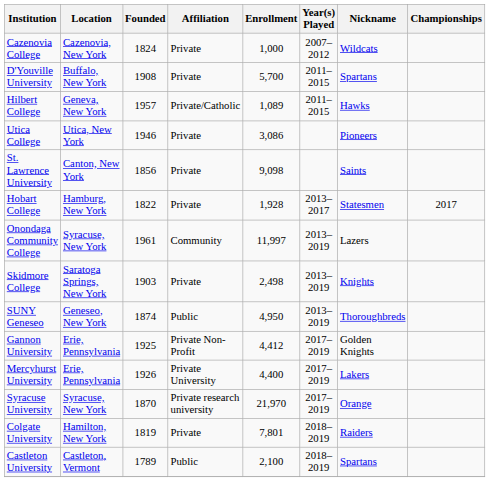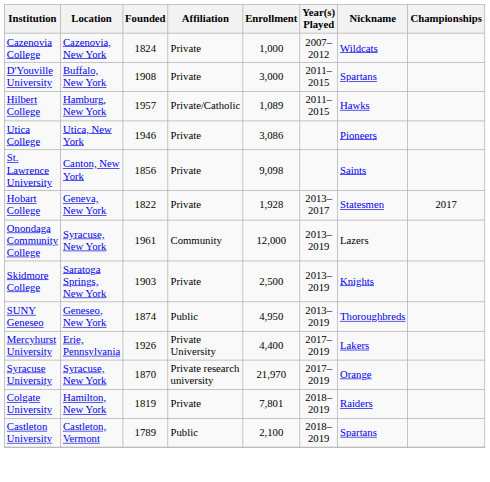(271, 77) 5,700 -> (271, 77) 3,000
(85, 106) Geneva, New York -> (85, 106) Hamburg, New York
(85, 205) Hamburg, New York -> (85, 205) Geneva, New York
(271, 240) 11,997 -> (271, 240) 12,000
(271, 281) 2,498 -> (271, 281) 2,500
- row: (29, 345)
